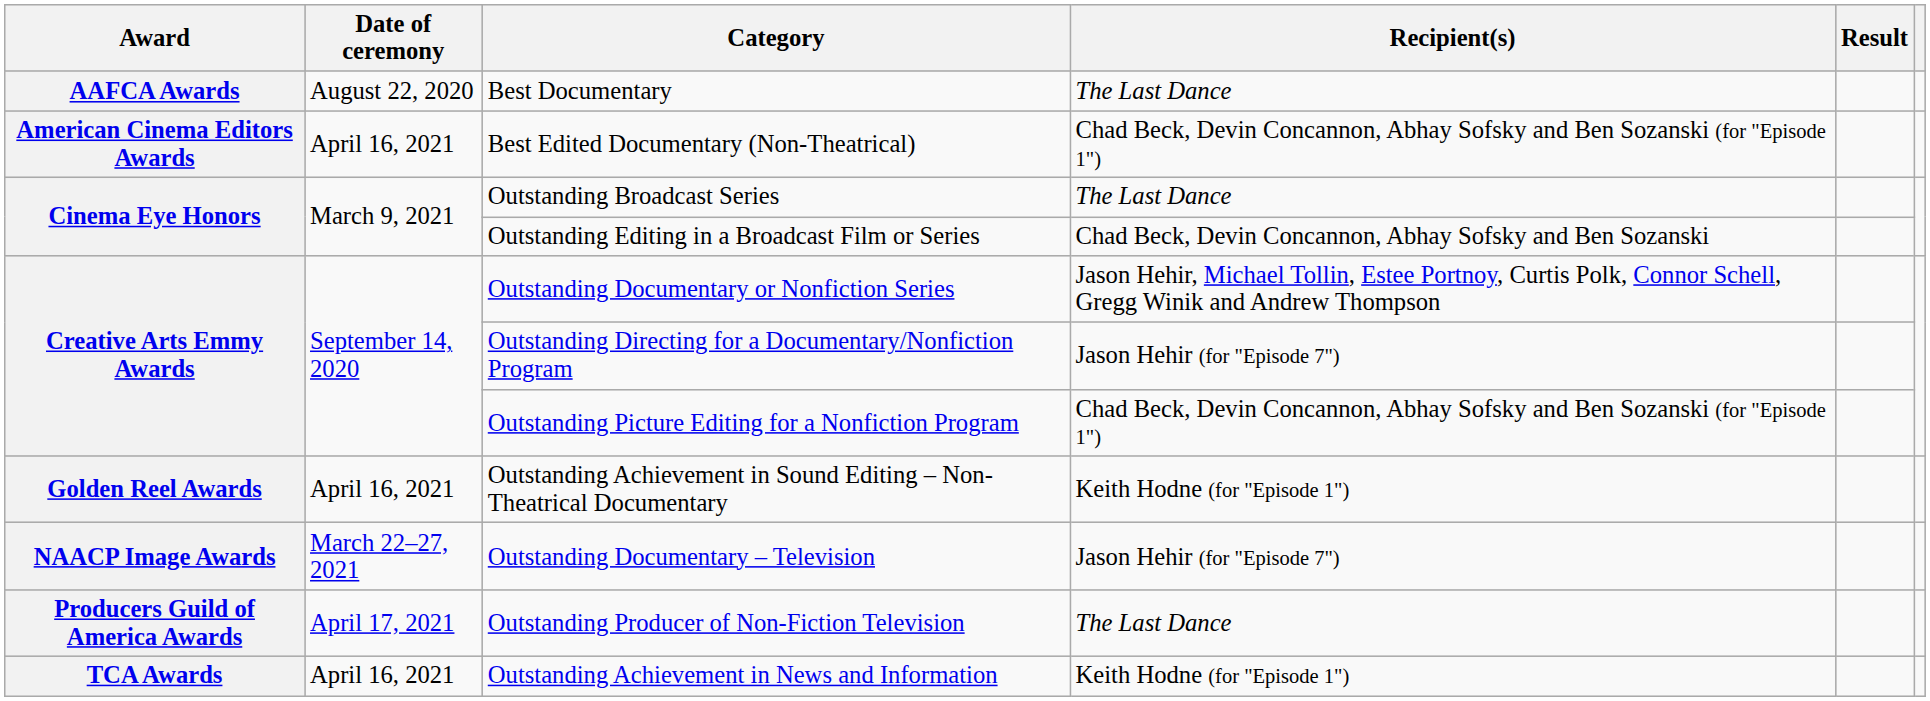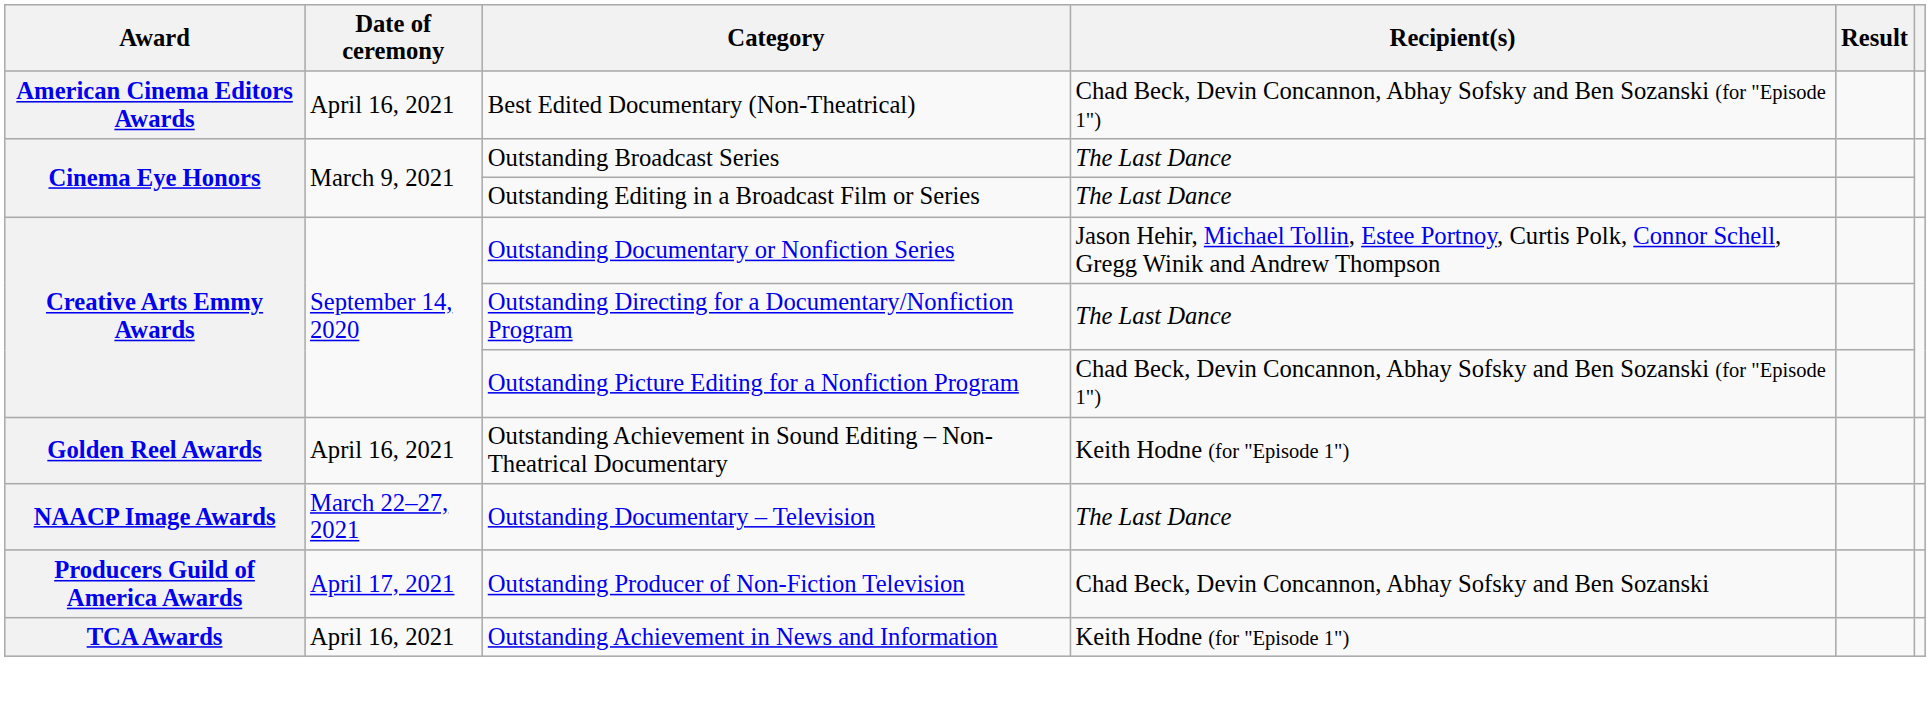- row: (580, 90)
(1392, 235) Chad Beck, Devin Concannon, Abhay Sofsky and Ben Sozanski -> (1154, 196) The Last Dance
(1208, 355) Jason Hehir (for "Episode 7") -> (1154, 316) The Last Dance
(1208, 555) Jason Hehir (for "Episode 7") -> (1154, 516) The Last Dance
(1154, 622) The Last Dance -> (1392, 583) Chad Beck, Devin Concannon, Abhay Sofsky and Ben Sozanski
